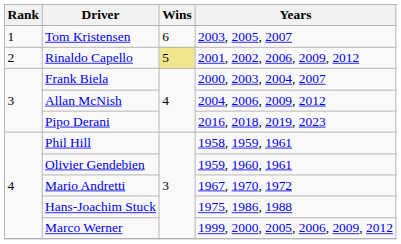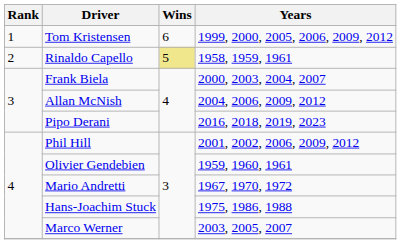(245, 36) 2003, 2005, 2007 -> (295, 36) 1999, 2000, 2005, 2006, 2009, 2012
(279, 57) 2001, 2002, 2006, 2009, 2012 -> (245, 57) 1958, 1959, 1961
(245, 143) 1958, 1959, 1961 -> (279, 143) 2001, 2002, 2006, 2009, 2012
(295, 228) 1999, 2000, 2005, 2006, 2009, 2012 -> (245, 228) 2003, 2005, 2007
